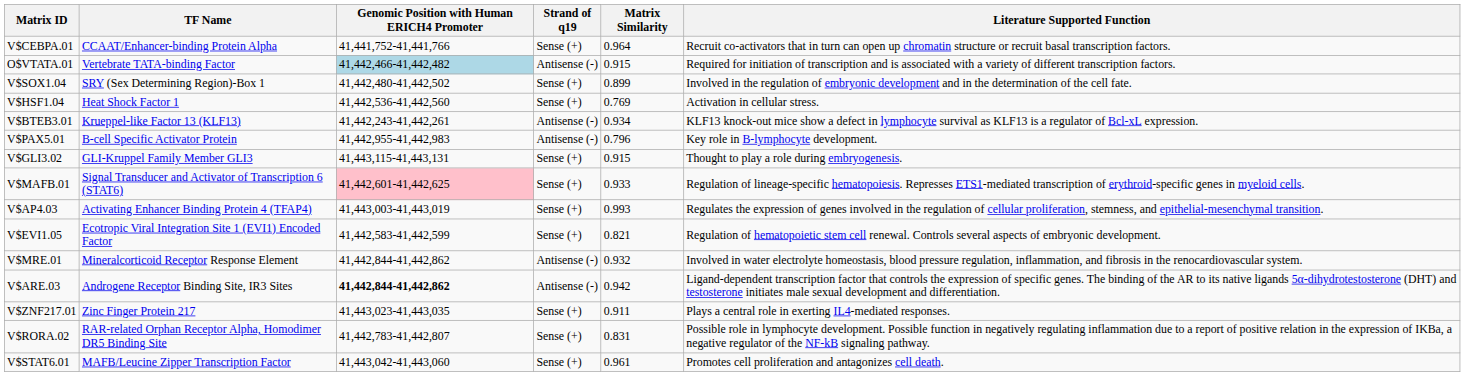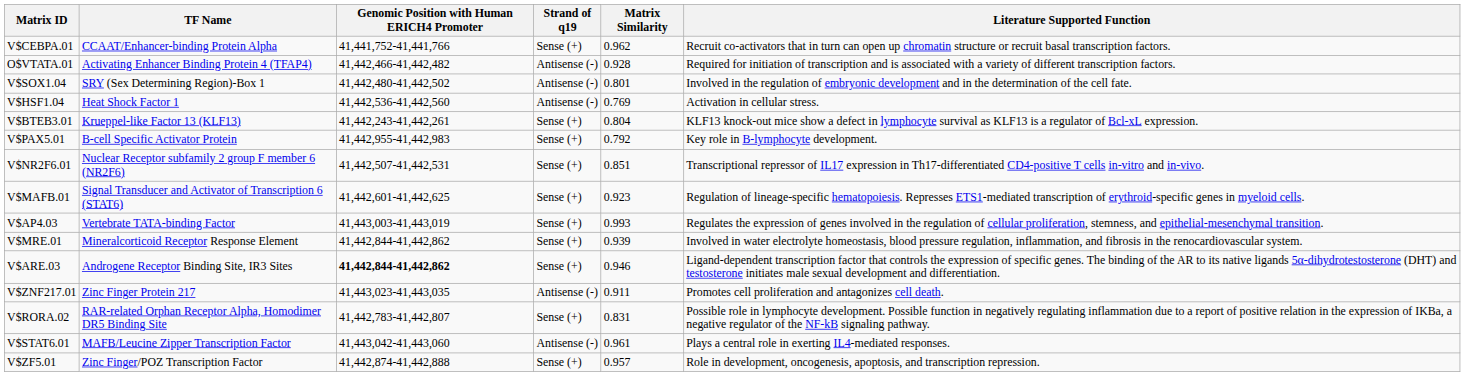(617, 45) 0.964 -> (617, 45) 0.962
(158, 64) Vertebrate TATA-binding Factor -> (197, 64) Activating Enhancer Binding Protein 4 (TFAP4)
(394, 64) lightblue background -> (394, 64) no background
(617, 64) 0.915 -> (617, 64) 0.928
(559, 83) Sense (+) -> (567, 83) Antisense (-)
(617, 83) 0.899 -> (617, 83) 0.801
(559, 102) Sense (+) -> (567, 102) Antisense (-)
(567, 121) Antisense (-) -> (559, 121) Sense (+)
(617, 121) 0.934 -> (617, 121) 0.804
(567, 139) Antisense (-) -> (559, 139) Sense (+)
(617, 139) 0.796 -> (617, 139) 0.792
- row: (35, 158)
+ row: (39, 165)
(394, 184) pink background -> (394, 197) no background
(617, 184) 0.933 -> (617, 197) 0.923
(197, 209) Activating Enhancer Binding Protein 4 (TFAP4) -> (158, 222) Vertebrate TATA-binding Factor
- row: (35, 234)
(567, 260) Antisense (-) -> (559, 241) Sense (+)
(617, 260) 0.932 -> (617, 241) 0.939
(567, 285) Antisense (-) -> (559, 267) Sense (+)
(617, 285) 0.942 -> (617, 267) 0.946
(559, 311) Sense (+) -> (567, 292) Antisense (-)
(818, 311) Plays a central role in exerting IL4-mediated responses. -> (815, 292) Promotes cell proliferation and antagonizes cell death.
(559, 362) Sense (+) -> (567, 343) Antisense (-)
(815, 362) Promotes cell proliferation and antagonizes cell death. -> (818, 343) Plays a central role in exerting IL4-mediated responses.
+ row: (32, 362)
